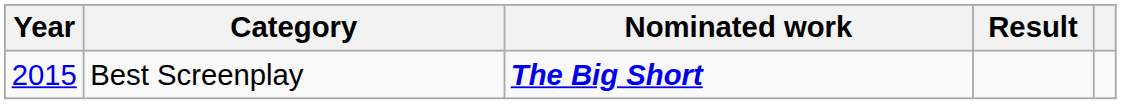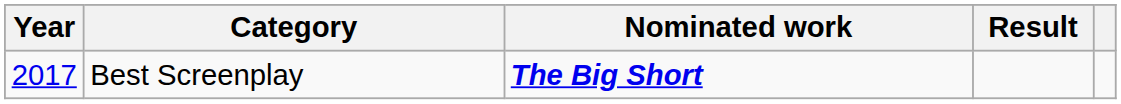(44, 74) 2015 -> (44, 74) 2017
